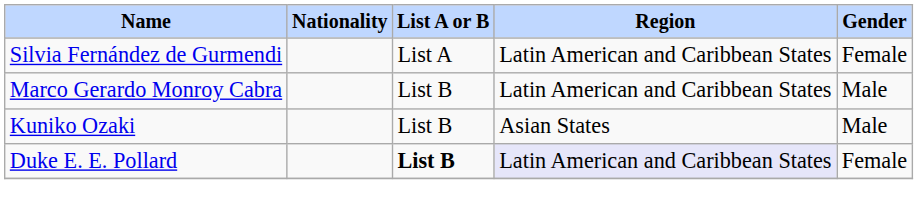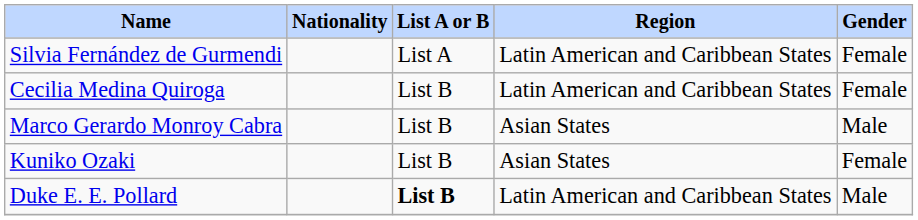+ row: (117, 90)
(665, 90) Latin American and Caribbean States -> (555, 125) Asian States
(865, 125) Male -> (874, 160) Female
(665, 160) lavender background -> (665, 196) no background
(874, 160) Female -> (865, 196) Male
